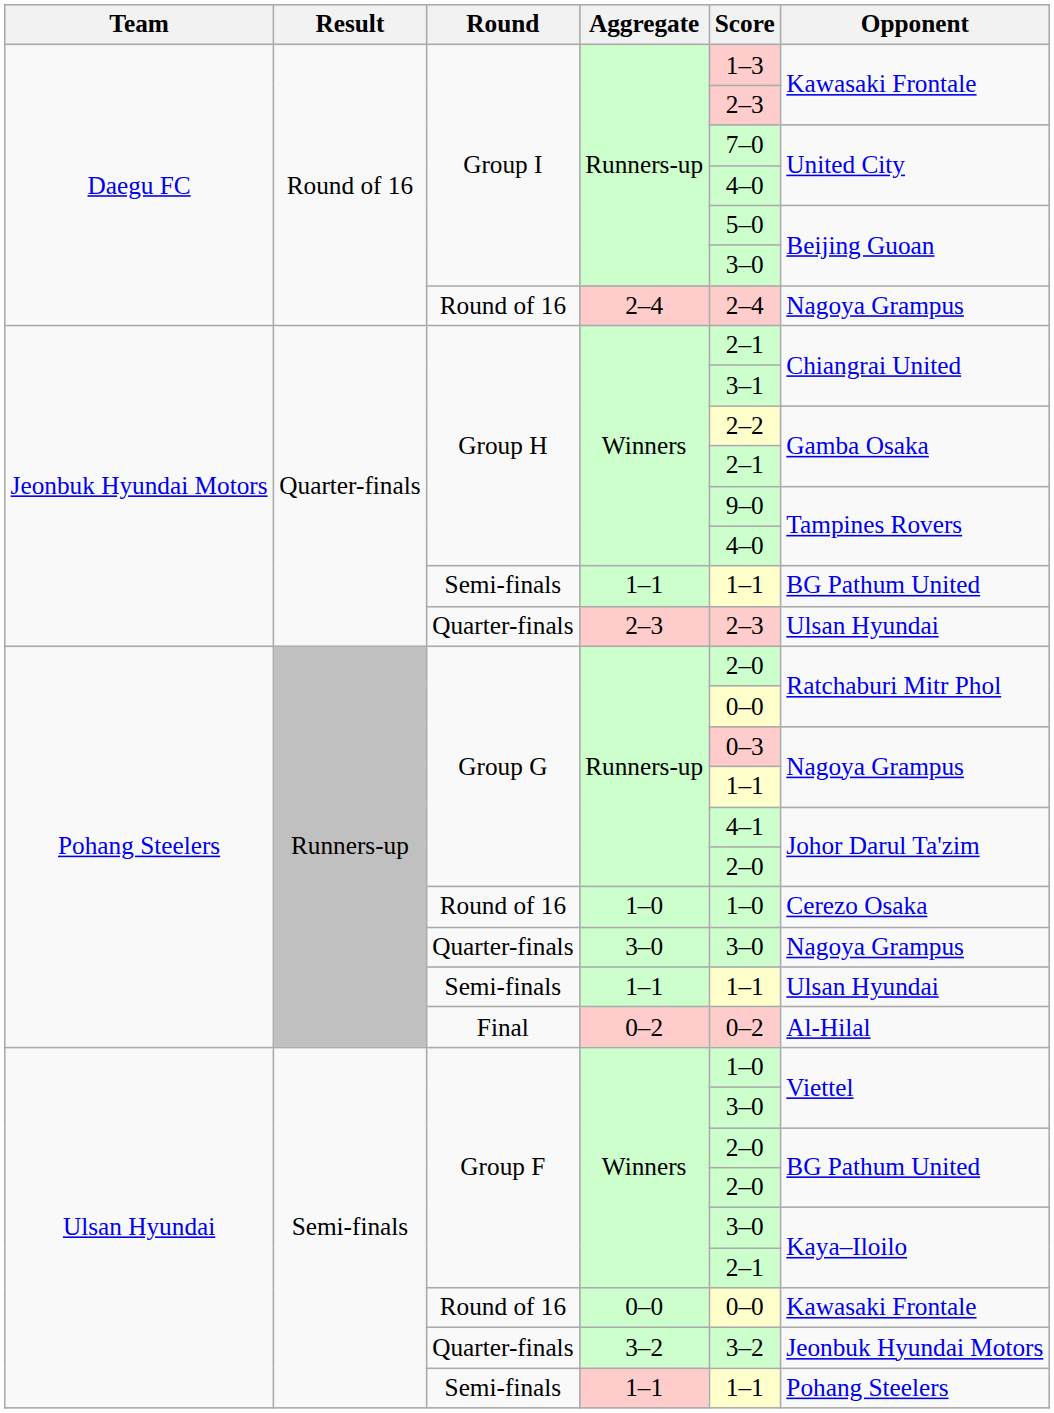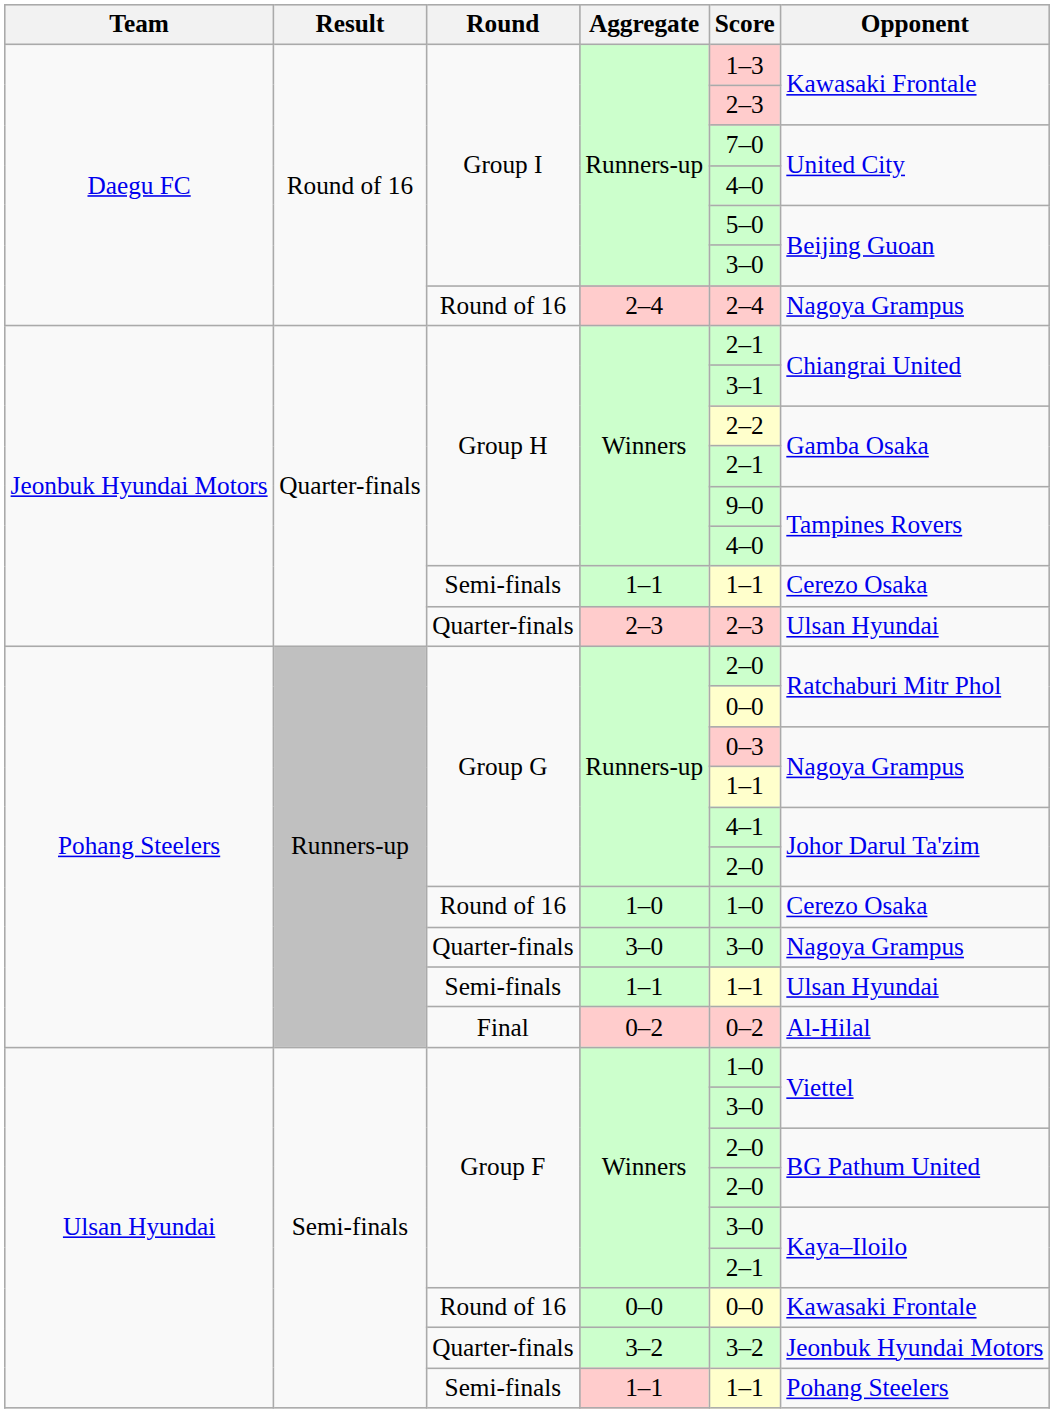(883, 585) BG Pathum United -> (857, 585) Cerezo Osaka
